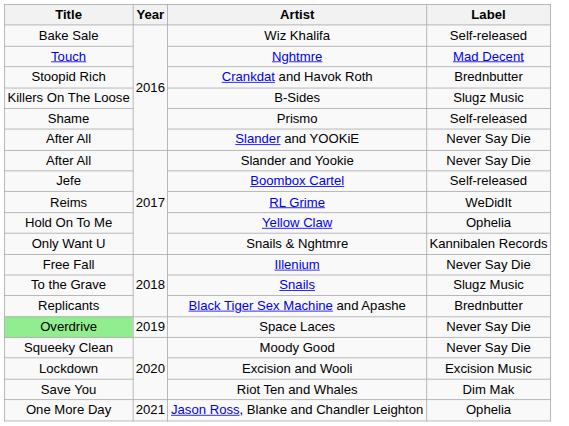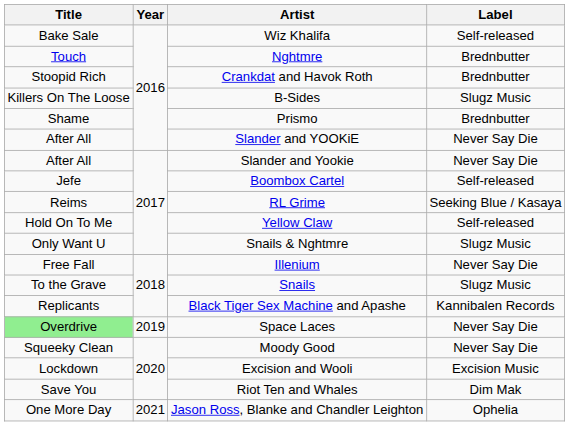(488, 56) Mad Decent -> (495, 56) Brednbutter
(488, 118) Self-released -> (495, 118) Brednbutter
(488, 202) WeDidIt -> (495, 202) Seeking Blue / Kasaya
(488, 222) Ophelia -> (495, 222) Self-released
(488, 243) Kannibalen Records -> (495, 243) Slugz Music
(488, 306) Brednbutter -> (495, 306) Kannibalen Records
